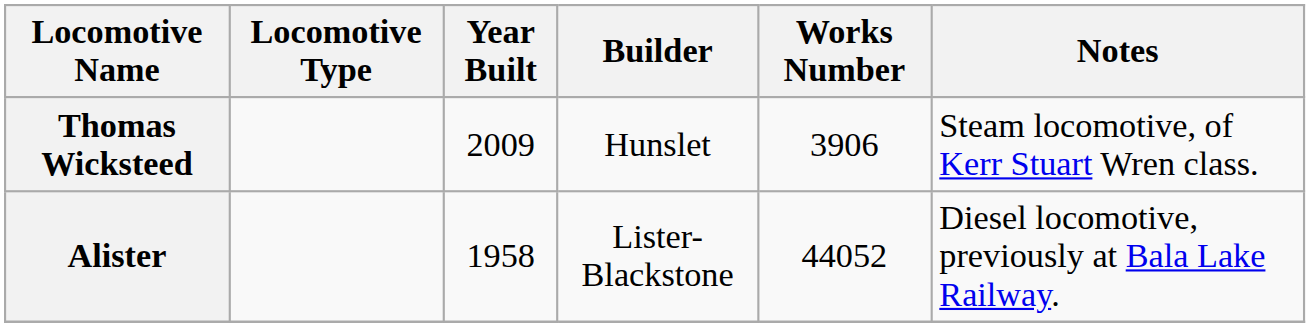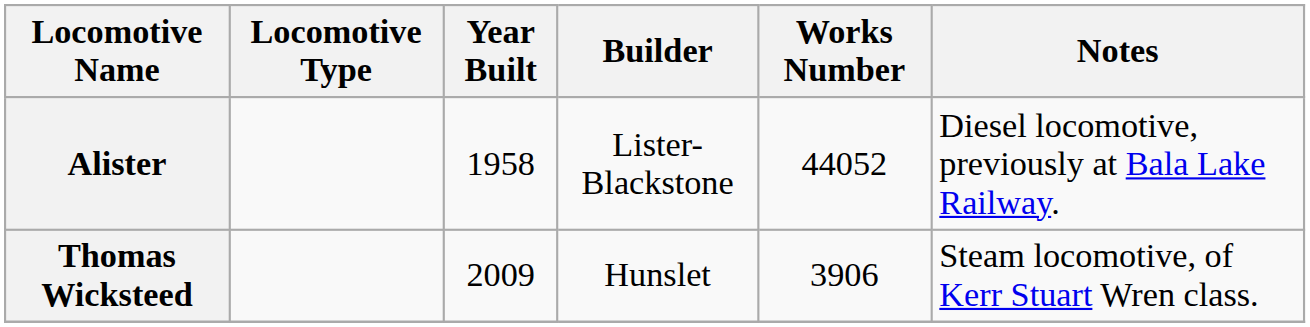rows swapped: (117, 143) <-> (117, 255)
